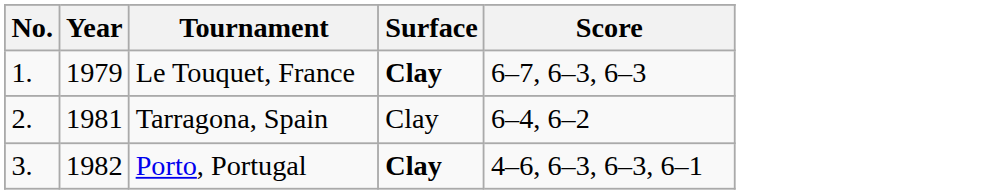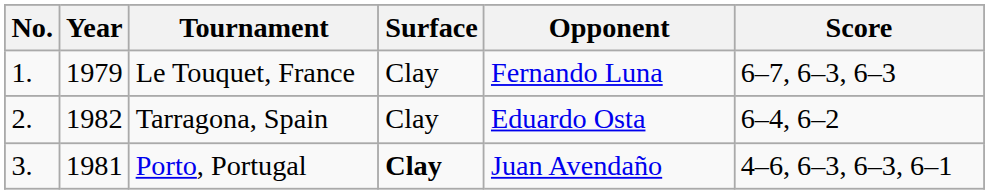+ column: (609, 26)
(414, 72) bold -> (412, 72) normal
(94, 118) 1981 -> (94, 118) 1982
(94, 164) 1982 -> (94, 164) 1981
